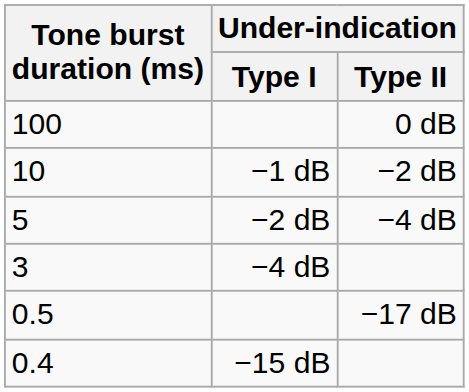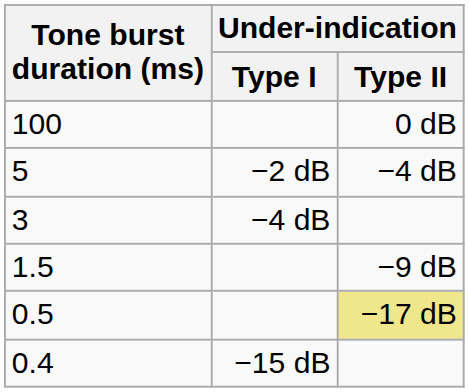- row: (29, 171)
+ row: (33, 266)
(409, 314) no background -> (409, 314) khaki background
